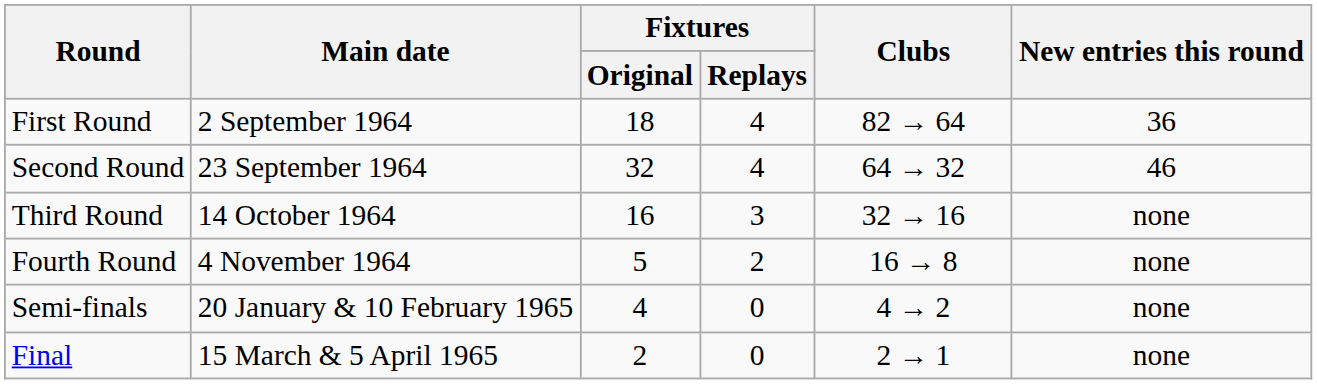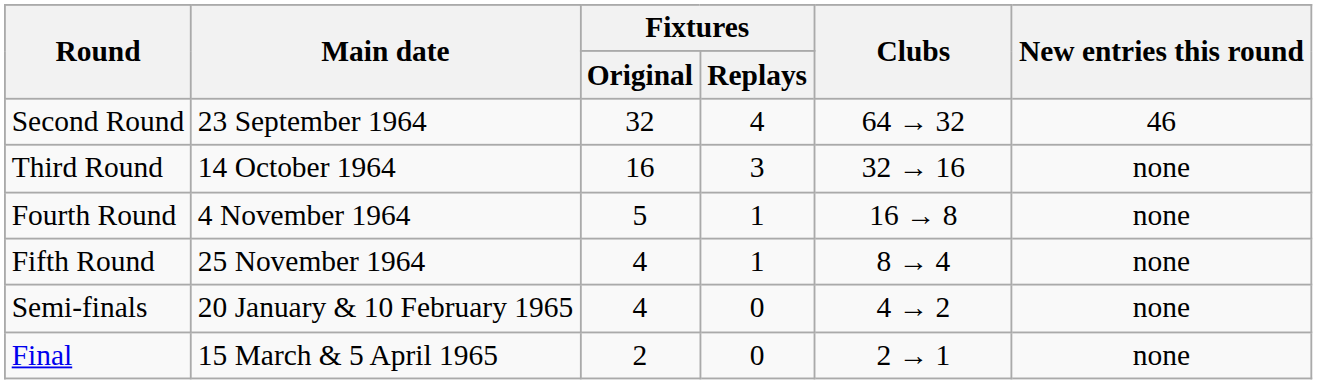- row: (82, 121)
(757, 261) 2 -> (757, 214) 1
+ row: (83, 261)
